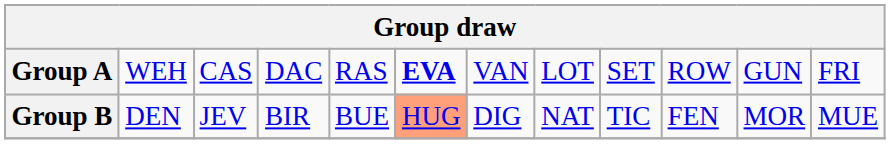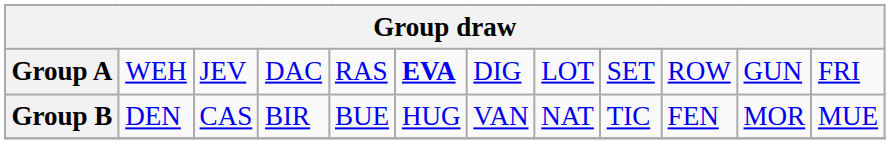(226, 71) CAS -> (223, 71) JEV
(501, 71) VAN -> (497, 71) DIG
(223, 115) JEV -> (226, 115) CAS
(431, 115) lightsalmon background -> (431, 115) no background
(497, 115) DIG -> (501, 115) VAN
